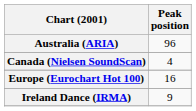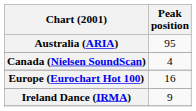(170, 43) 96 -> (170, 43) 95
